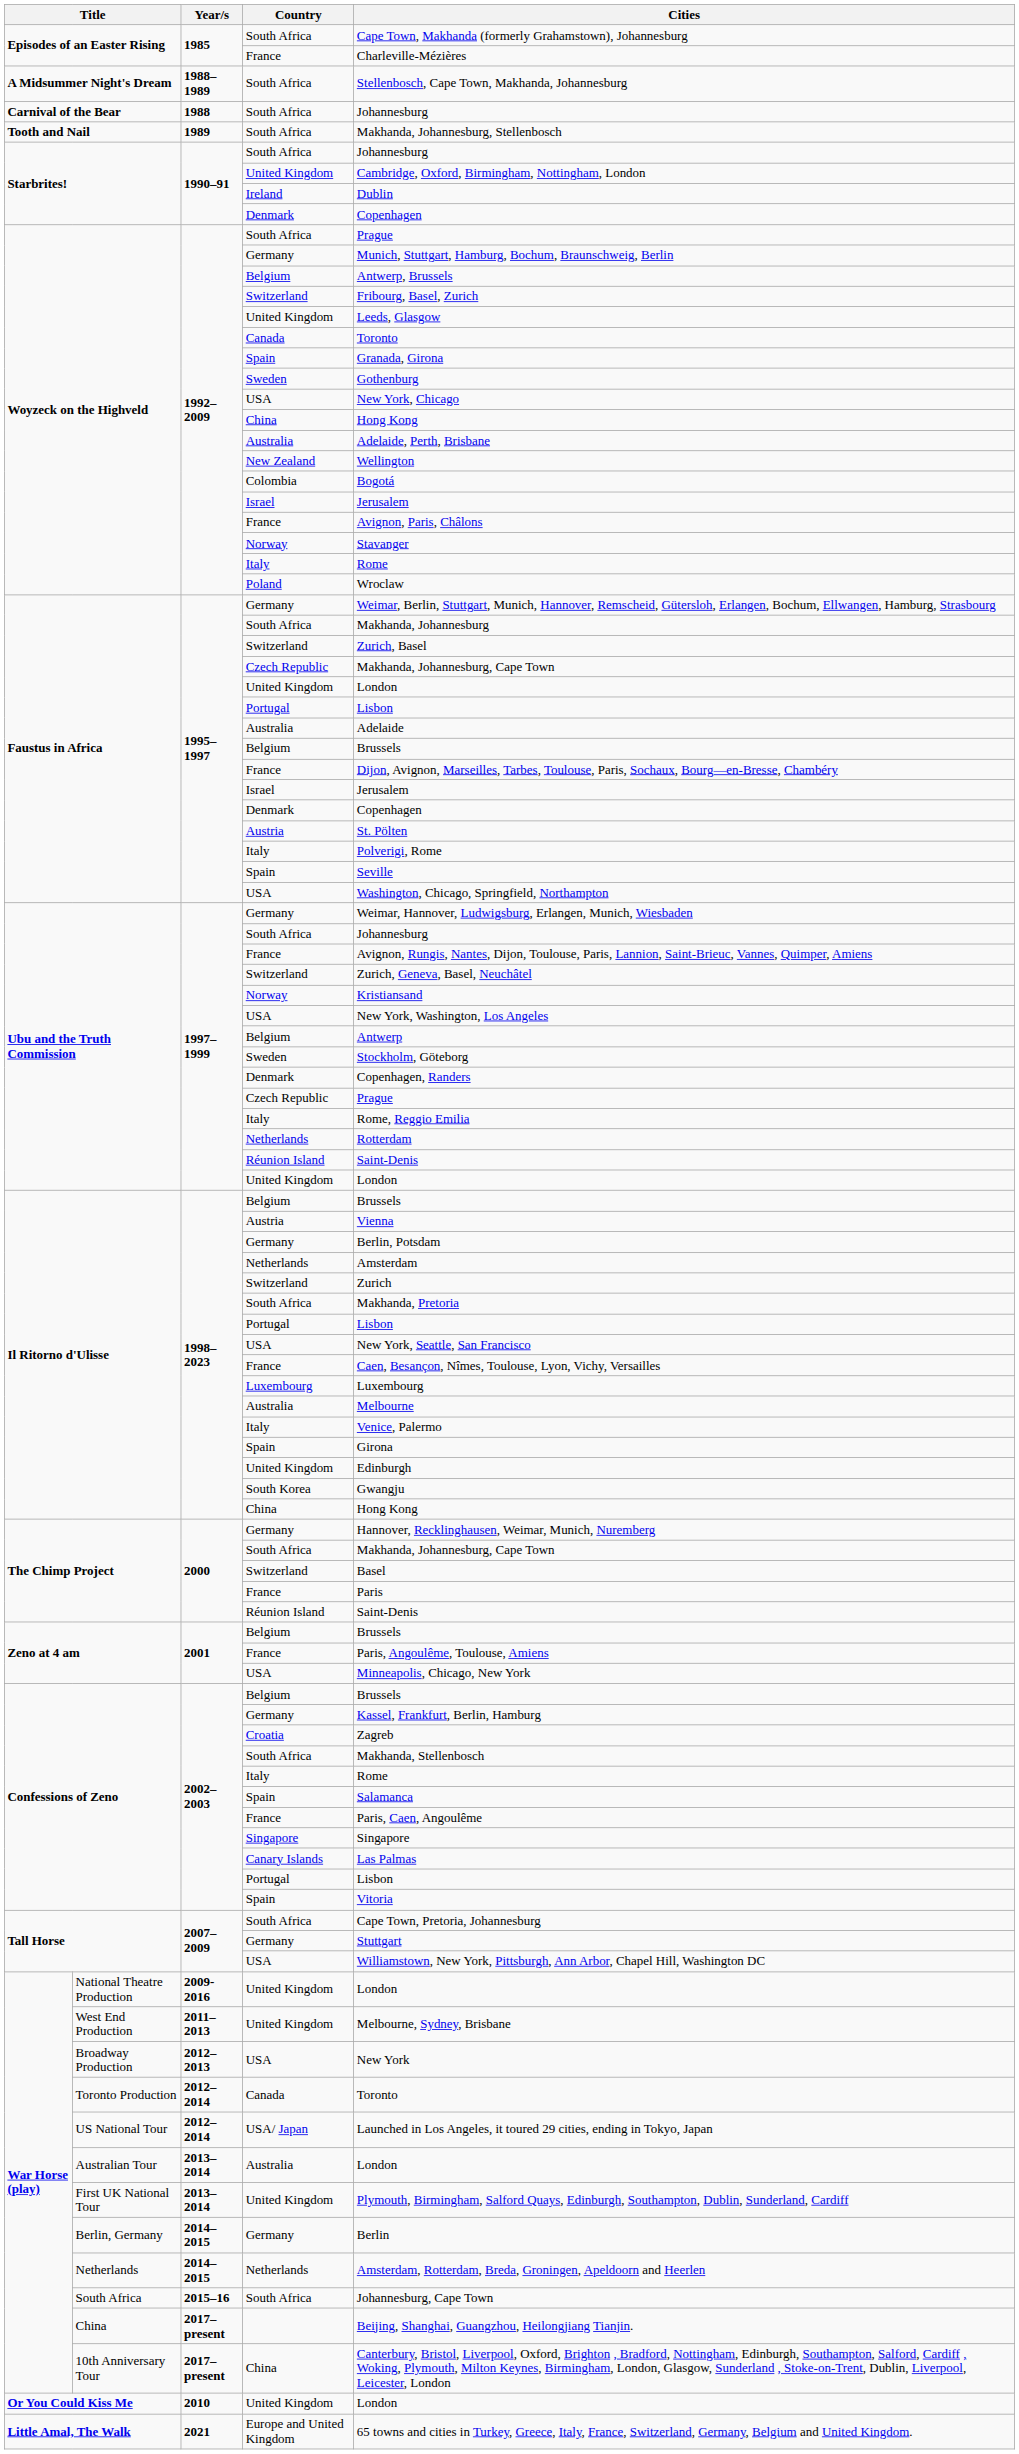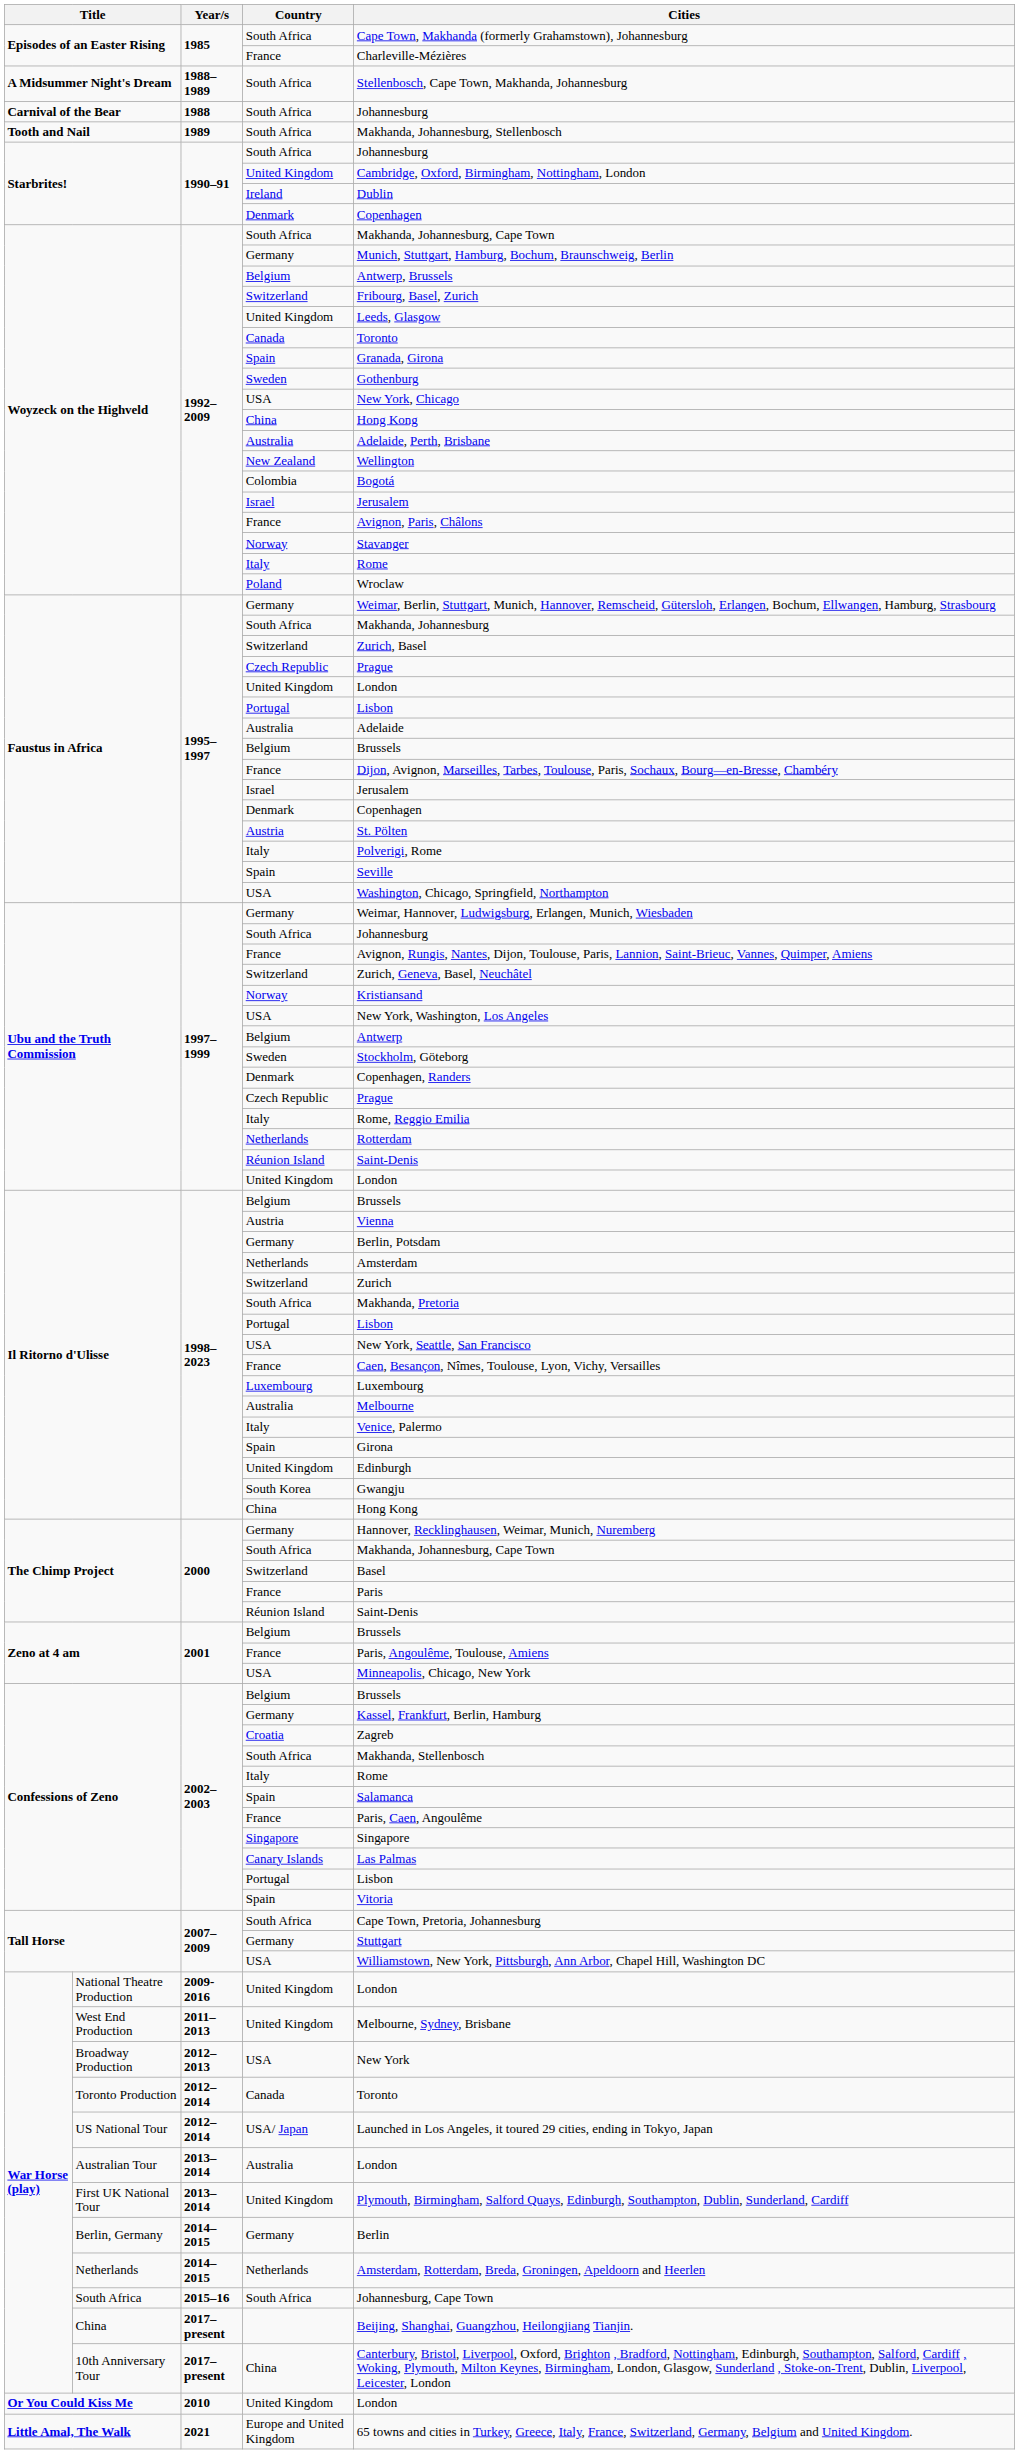(375, 234) Prague -> (456, 234) Makhanda, Johannesburg, Cape Town
(456, 666) Makhanda, Johannesburg, Cape Town -> (375, 666) Prague
